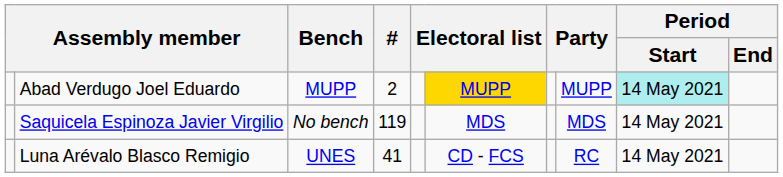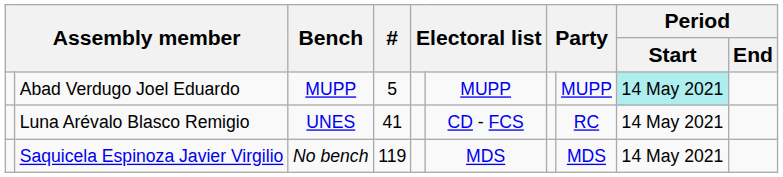(392, 89) 2 -> (392, 89) 5
(486, 89) gold background -> (486, 89) no background
rows swapped: (135, 156) <-> (152, 123)
